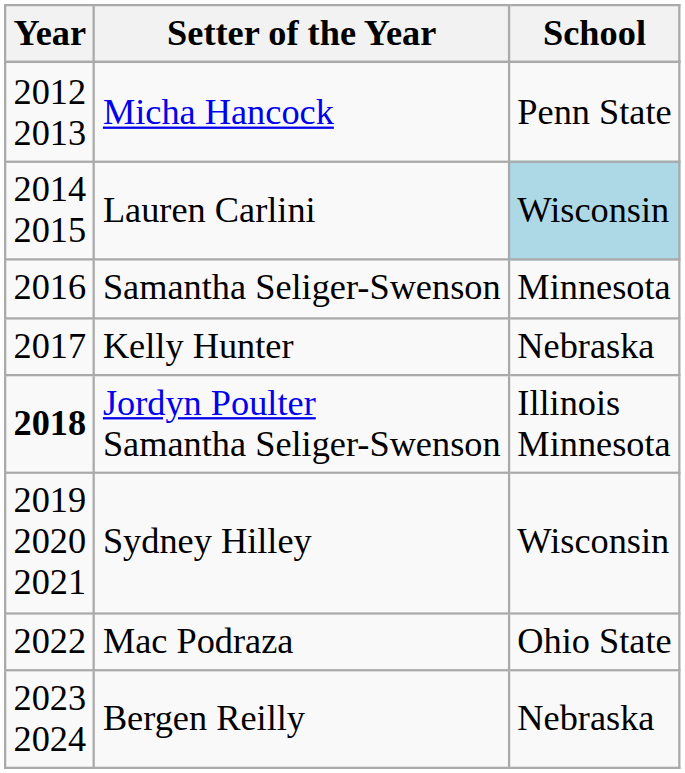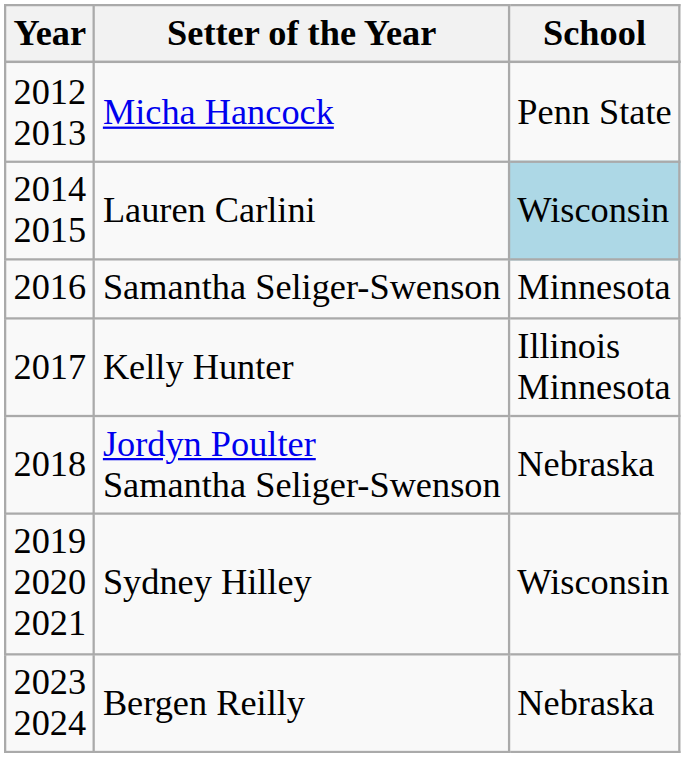(586, 345) Nebraska -> (594, 365) Illinois Minnesota
(50, 423) bold -> (50, 464) normal
(594, 423) Illinois Minnesota -> (586, 464) Nebraska
- row: (198, 640)
